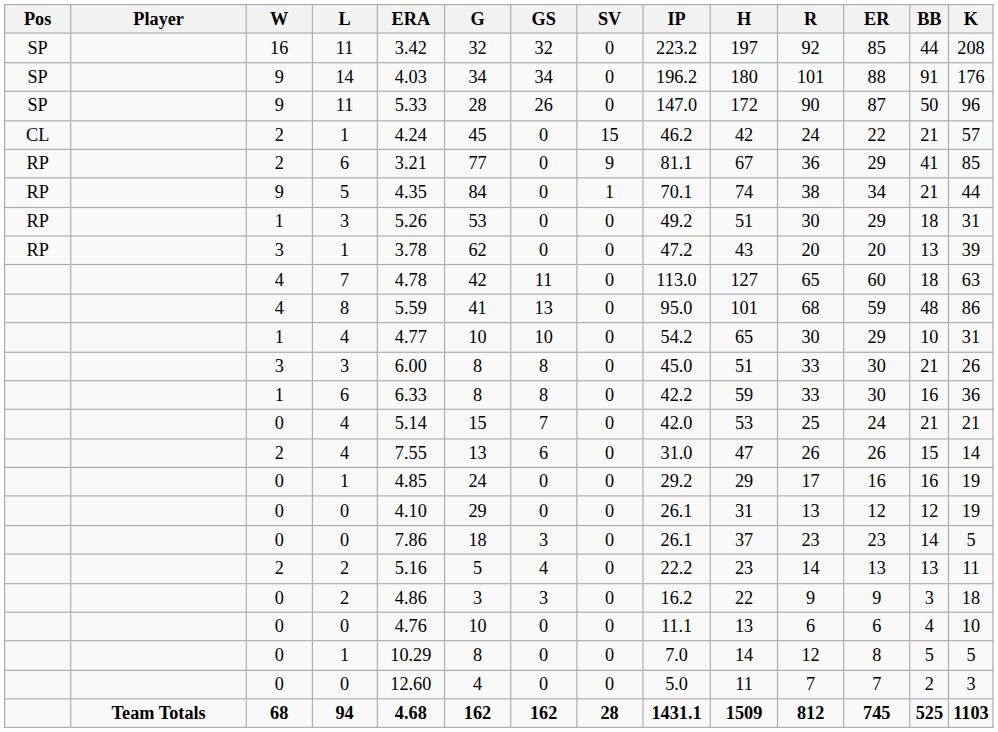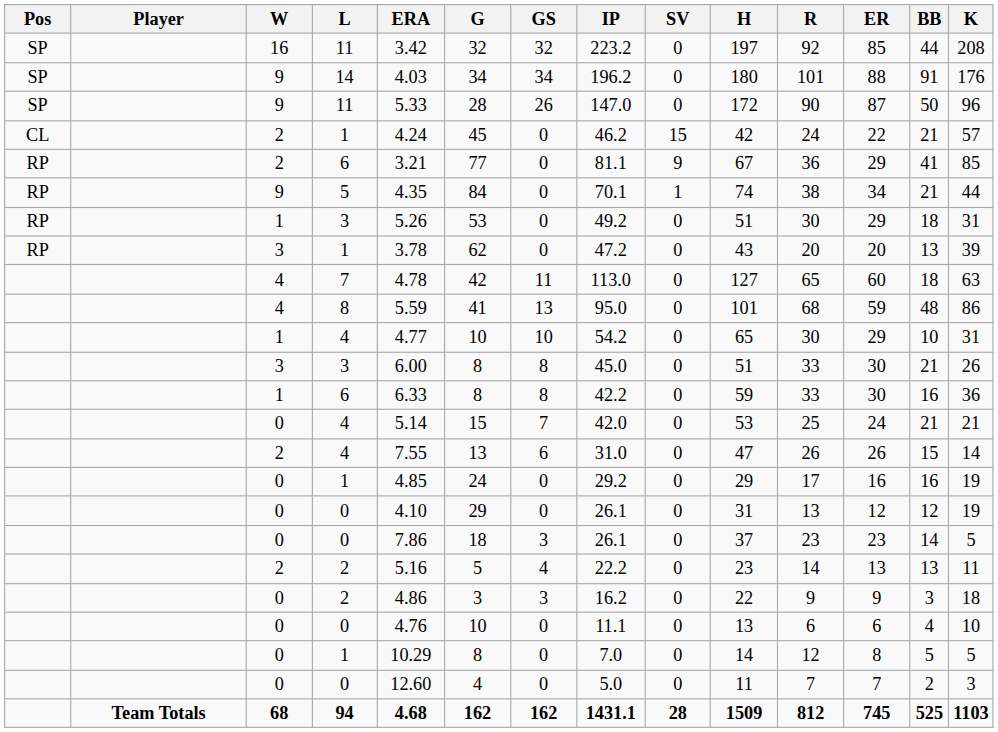columns swapped: (610, 18) <-> (677, 18)
